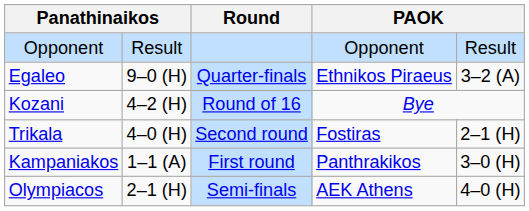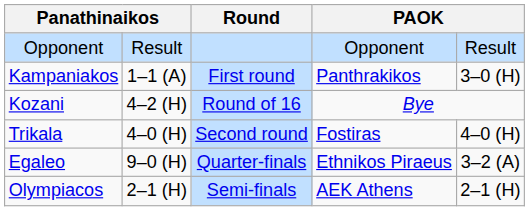rows swapped: (64, 162) <-> (37, 76)
(490, 133) 2–1 (H) -> (490, 133) 4–0 (H)
(490, 190) 4–0 (H) -> (490, 190) 2–1 (H)
